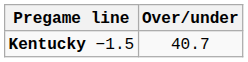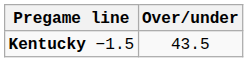(190, 44) 40.7 -> (190, 44) 43.5
